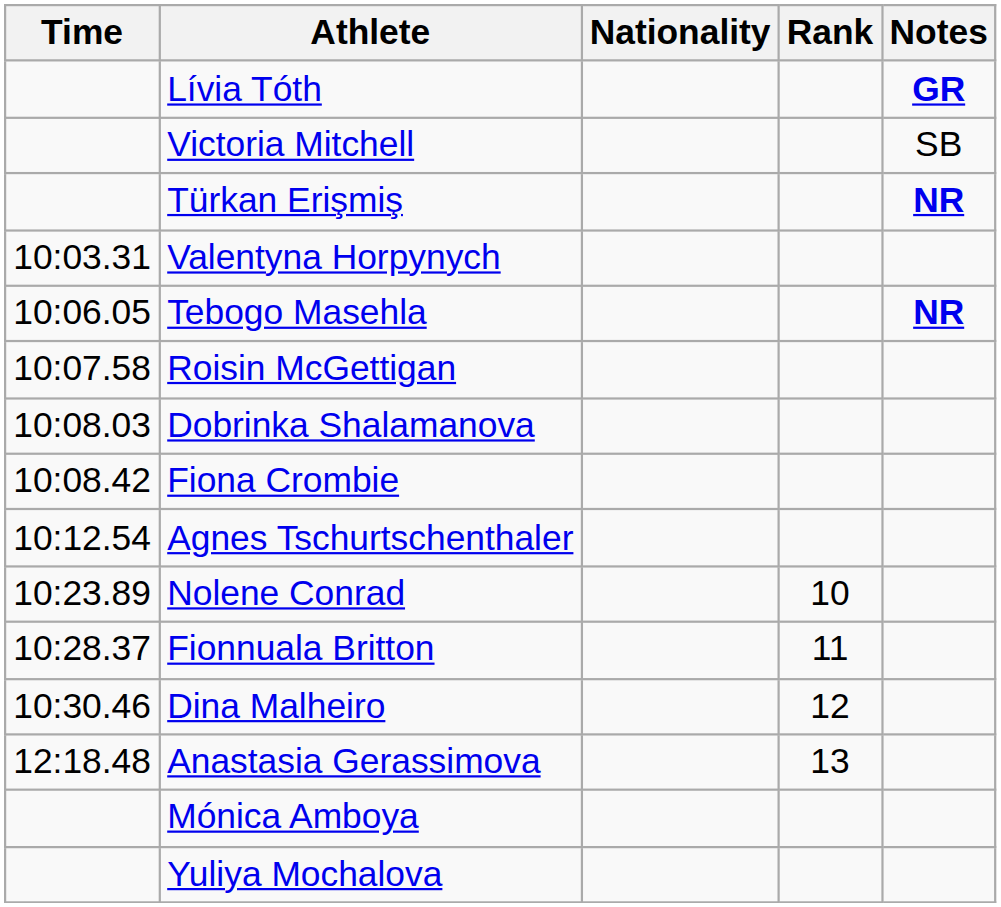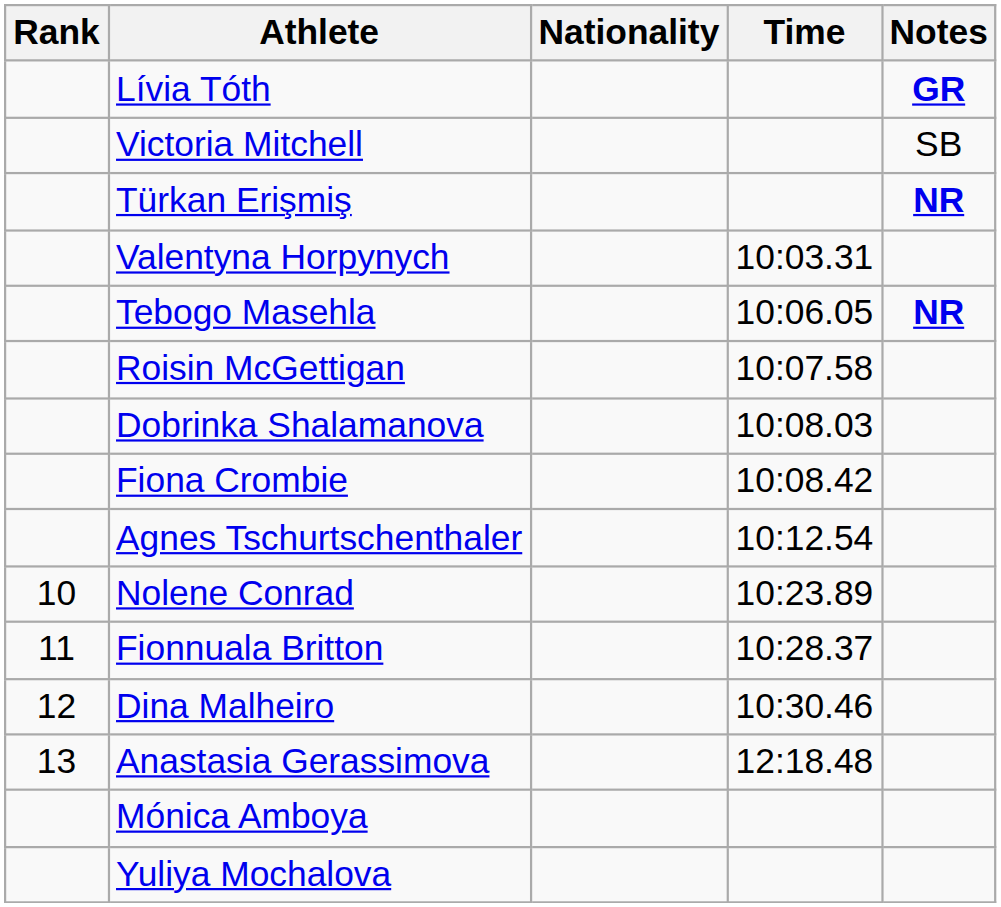columns swapped: (830, 32) <-> (82, 32)
